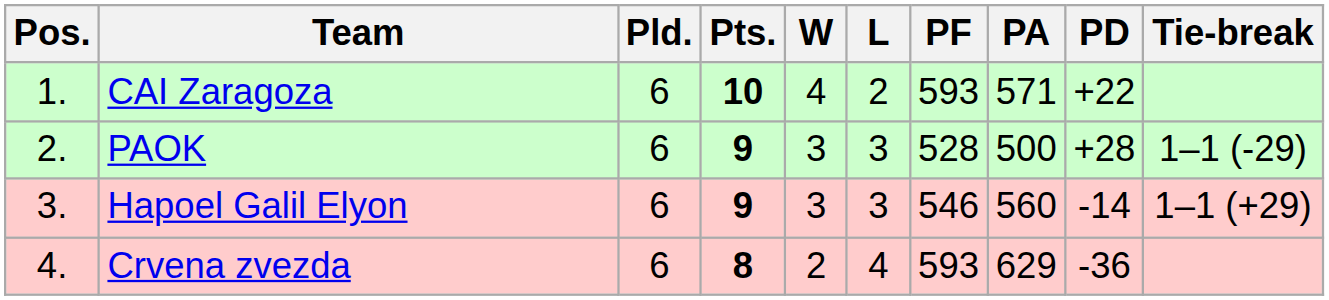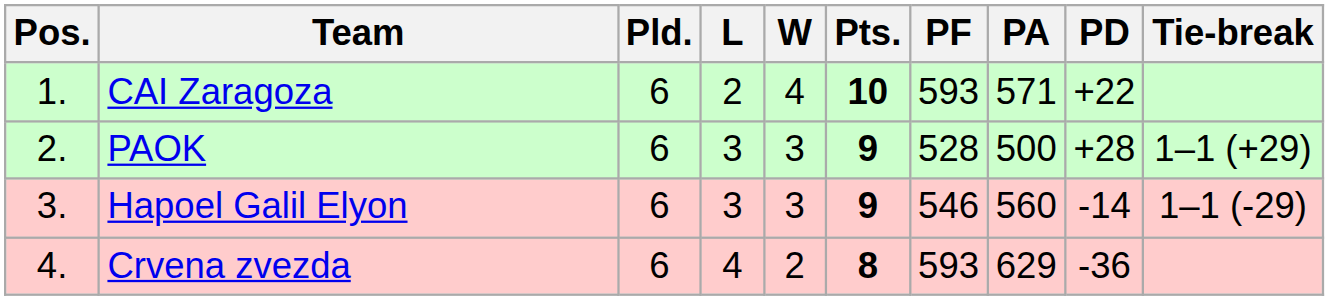columns swapped: (743, 33) <-> (878, 33)
(1233, 149) 1–1 (-29) -> (1233, 149) 1–1 (+29)
(1233, 206) 1–1 (+29) -> (1233, 206) 1–1 (-29)
